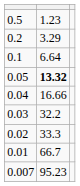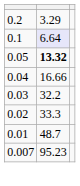- row: (15, 19)
(50, 57) no background -> (50, 38) lavender background
(50, 152) 66.7 -> (50, 133) 48.7
